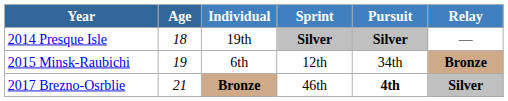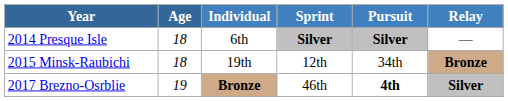(239, 39) 19th -> (239, 39) 6th
(180, 62) 19 -> (180, 62) 18
(239, 62) 6th -> (239, 62) 19th
(180, 85) 21 -> (180, 85) 19
